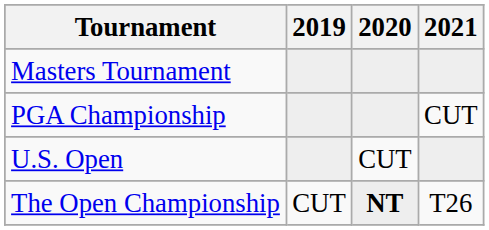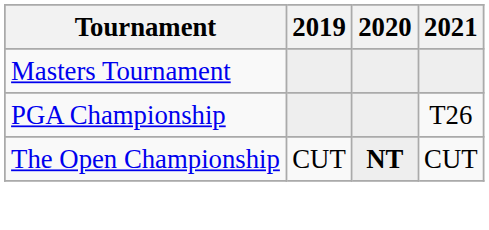(451, 114) CUT -> (451, 114) T26
- row: (67, 159)
(451, 203) T26 -> (451, 159) CUT
